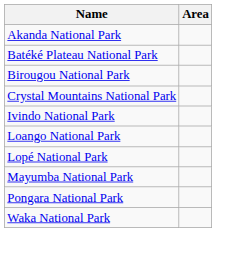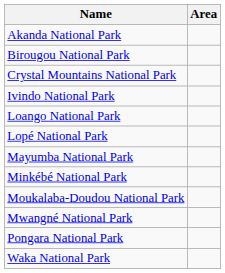- row: (83, 55)
+ row: (67, 177)
+ row: (96, 197)
+ row: (70, 217)
